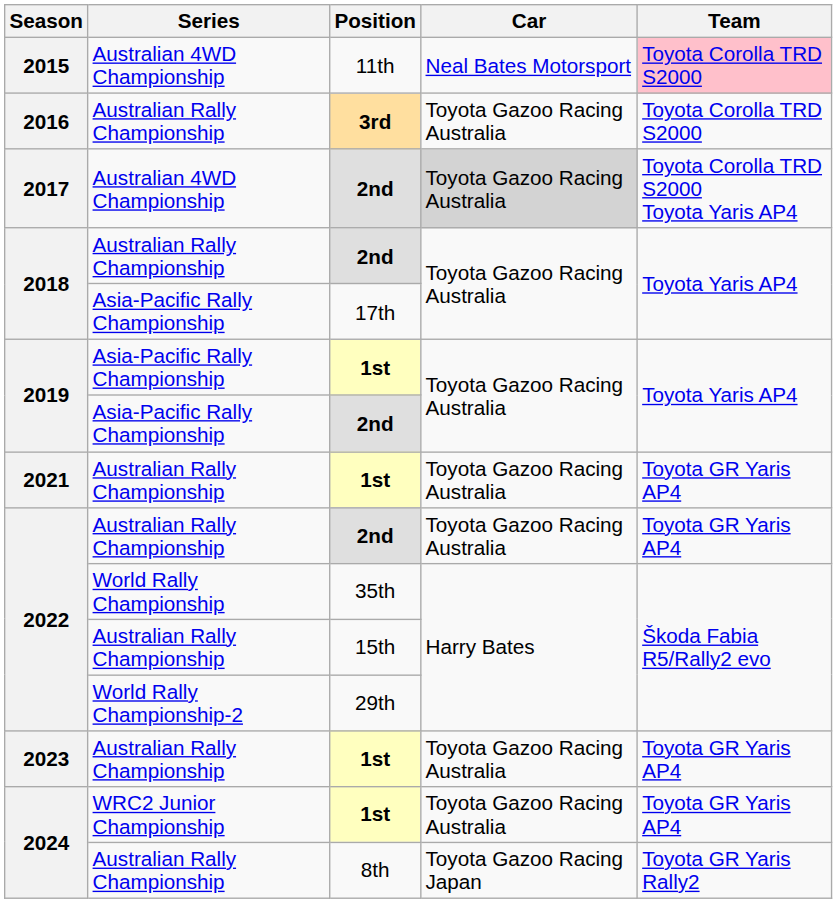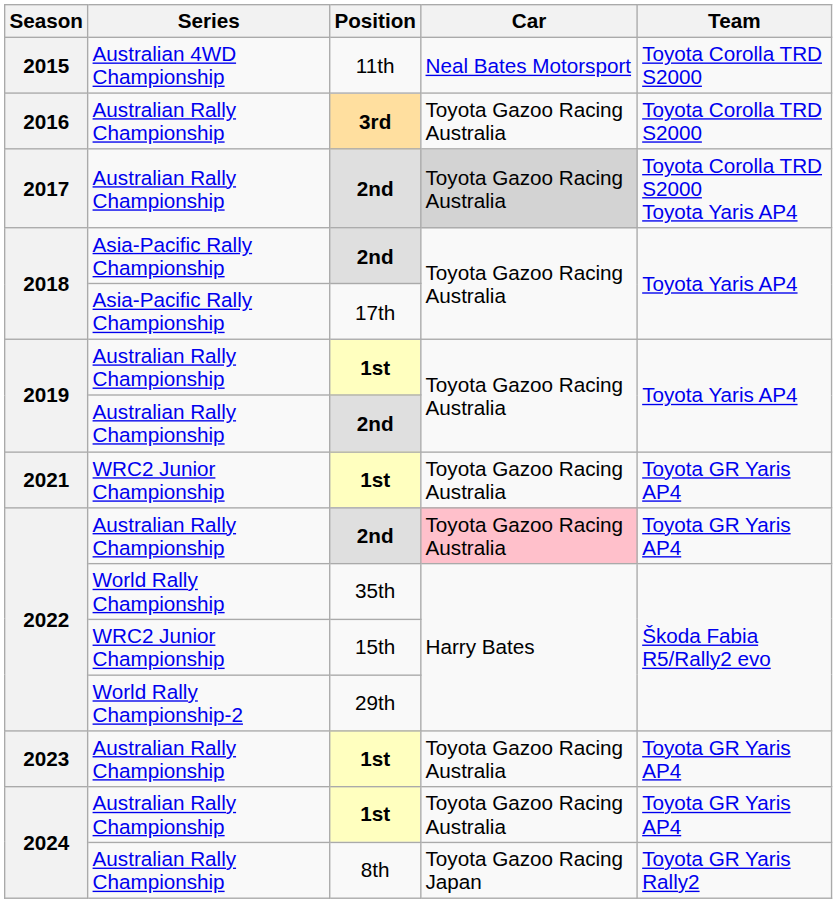(732, 66) pink background -> (732, 66) no background
(164, 189) Australian 4WD Championship -> (164, 189) Australian Rally Championship
(164, 256) Australian Rally Championship -> (172, 256) Asia-Pacific Rally Championship
(172, 368) Asia-Pacific Rally Championship -> (164, 368) Australian Rally Championship
(172, 424) Asia-Pacific Rally Championship -> (164, 424) Australian Rally Championship
(164, 480) Australian Rally Championship -> (159, 480) WRC2 Junior Championship
(524, 535) no background -> (524, 535) pink background
(164, 647) Australian Rally Championship -> (159, 647) WRC2 Junior Championship
(159, 815) WRC2 Junior Championship -> (164, 815) Australian Rally Championship
